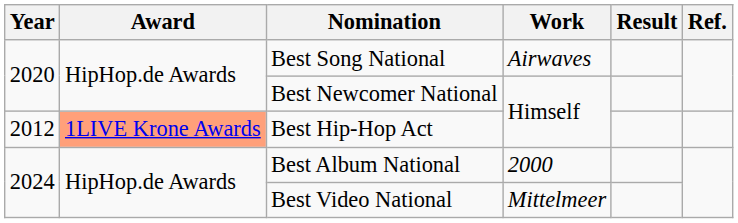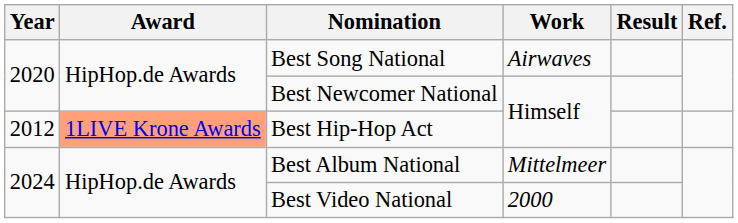(530, 164) 2000 -> (557, 164) Mittelmeer
(557, 199) Mittelmeer -> (530, 199) 2000
